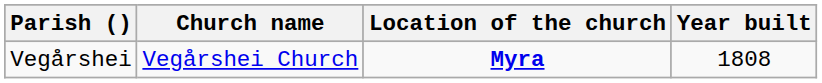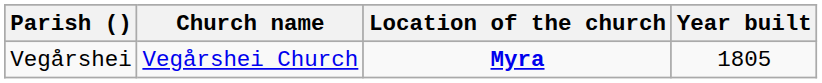(744, 60) 1808 -> (744, 60) 1805
